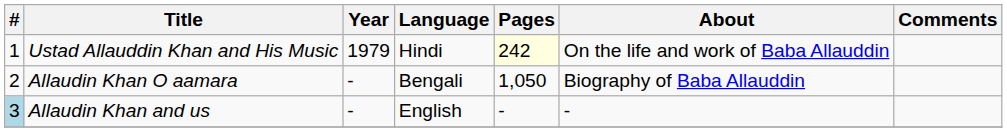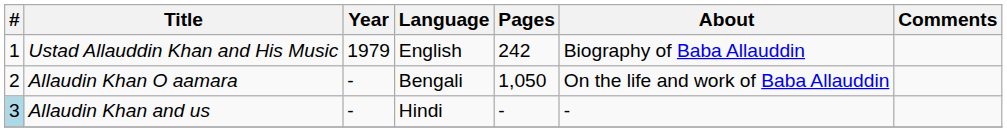(421, 50) Hindi -> (430, 50) English
(514, 50) lightyellow background -> (514, 50) no background
(727, 50) On the life and work of Baba Allauddin -> (684, 50) Biography of Baba Allauddin
(684, 80) Biography of Baba Allauddin -> (727, 80) On the life and work of Baba Allauddin
(430, 111) English -> (421, 111) Hindi
